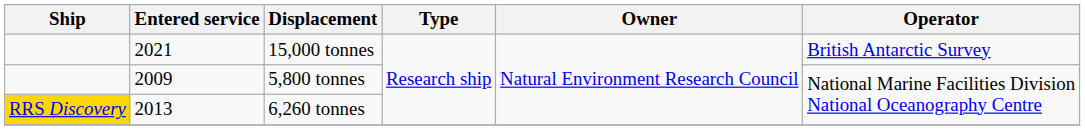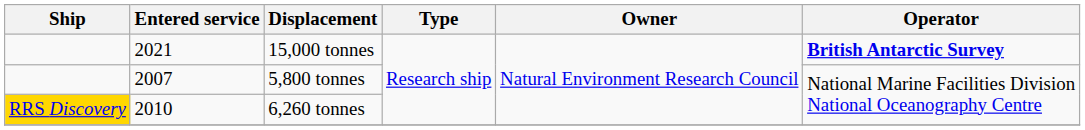(899, 49) normal -> (906, 49) bold
(153, 79) 2009 -> (153, 79) 2007
(153, 109) 2013 -> (153, 109) 2010
